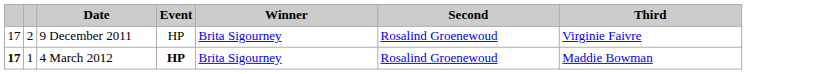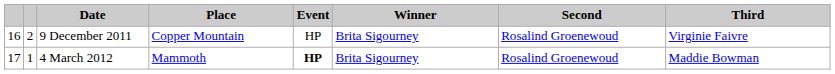+ column: (221, 14)
(14, 36) 17 -> (14, 36) 16
(14, 57) bold -> (14, 57) normal
